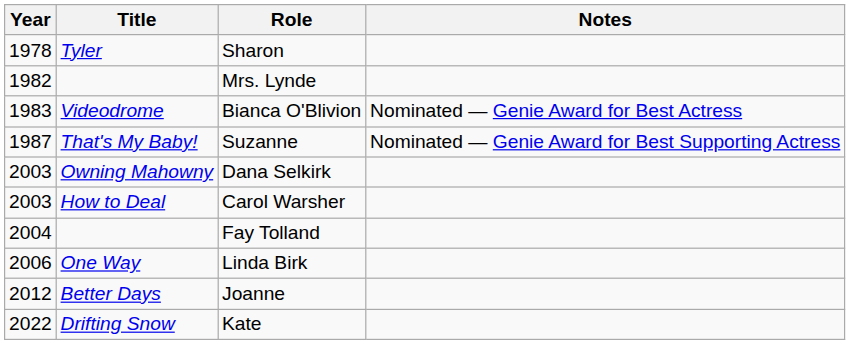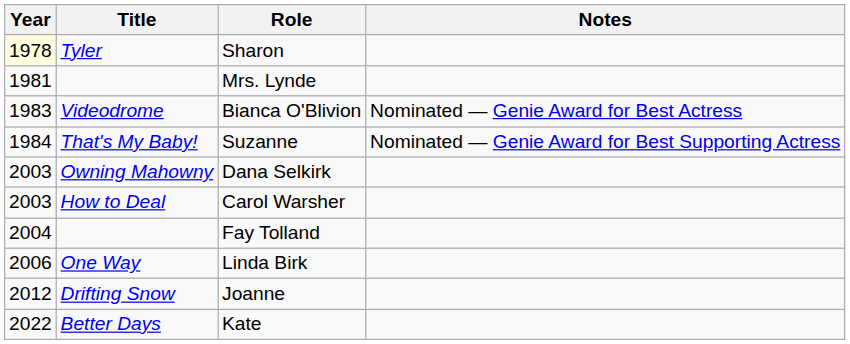(30, 50) no background -> (30, 50) lightyellow background
(30, 80) 1982 -> (30, 80) 1981
(30, 141) 1987 -> (30, 141) 1984
(111, 293) Better Days -> (118, 293) Drifting Snow
(118, 324) Drifting Snow -> (111, 324) Better Days
